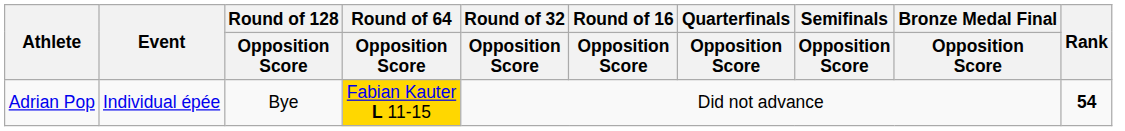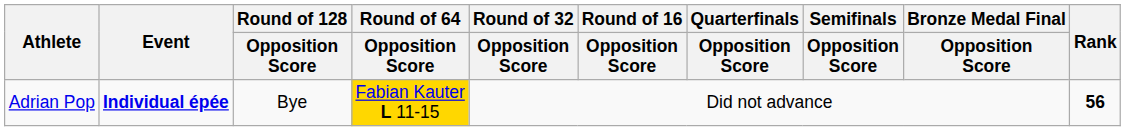(162, 103) normal -> (166, 103) bold
(1087, 103) 54 -> (1095, 103) 56
